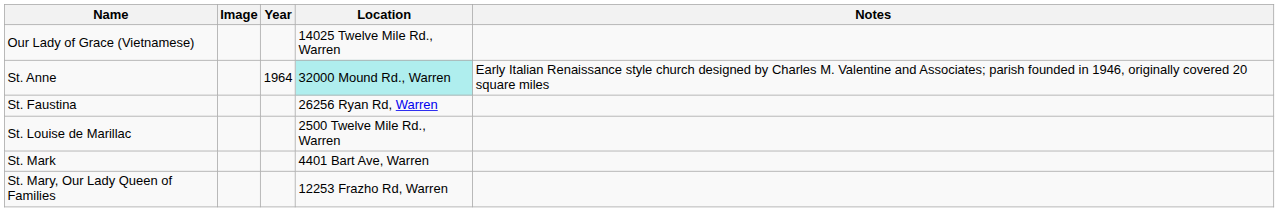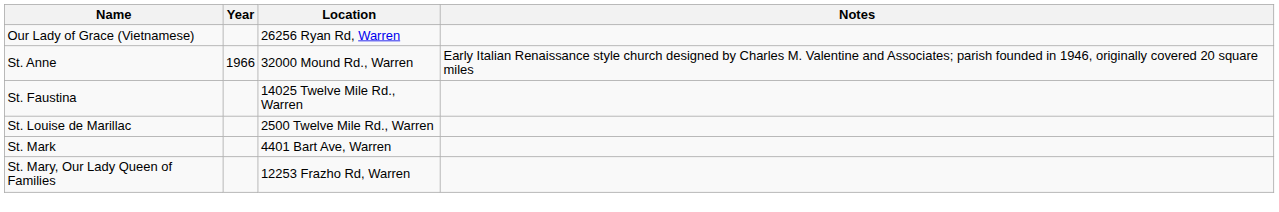- column: (239, 14)
(366, 42) 14025 Twelve Mile Rd., Warren -> (331, 35) 26256 Ryan Rd, Warren
(278, 77) 1964 -> (241, 63) 1966
(375, 77) paleturquoise background -> (337, 63) no background
(368, 105) 26256 Ryan Rd, Warren -> (328, 98) 14025 Twelve Mile Rd., Warren
